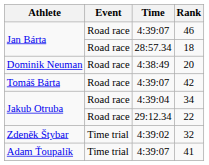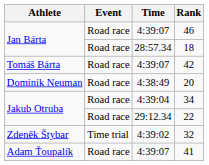rows swapped: (189, 82) <-> (189, 65)
(108, 152) Time trial -> (108, 152) Road race
